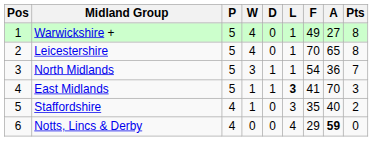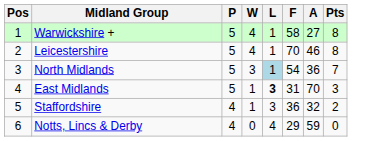- column: (273, 13)
(313, 32) 49 -> (293, 32) 58
(333, 51) 65 -> (313, 51) 46
(293, 70) no background -> (273, 70) lightblue background
(313, 88) 41 -> (293, 88) 31
(313, 107) 35 -> (293, 107) 36
(333, 107) 40 -> (313, 107) 32
(333, 126) bold -> (313, 126) normal
